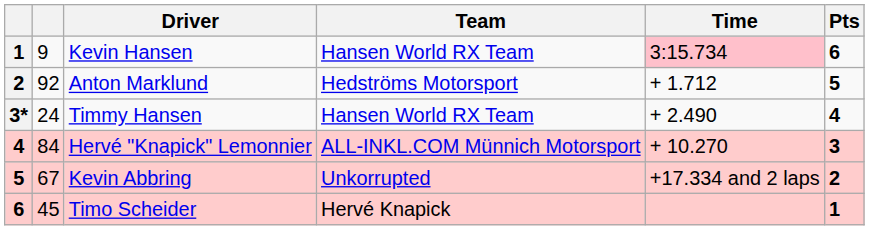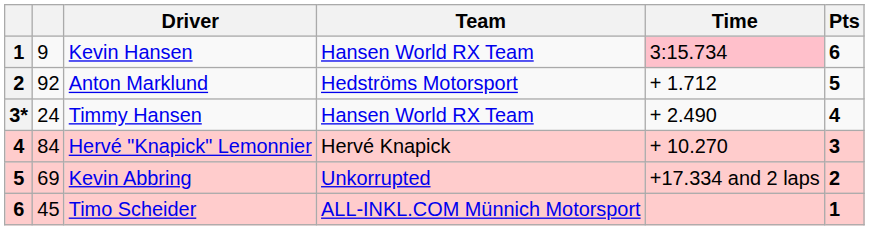(481, 147) ALL-INKL.COM Münnich Motorsport -> (386, 147) Hervé Knapick
(48, 178) 67 -> (48, 178) 69
(386, 210) Hervé Knapick -> (481, 210) ALL-INKL.COM Münnich Motorsport
